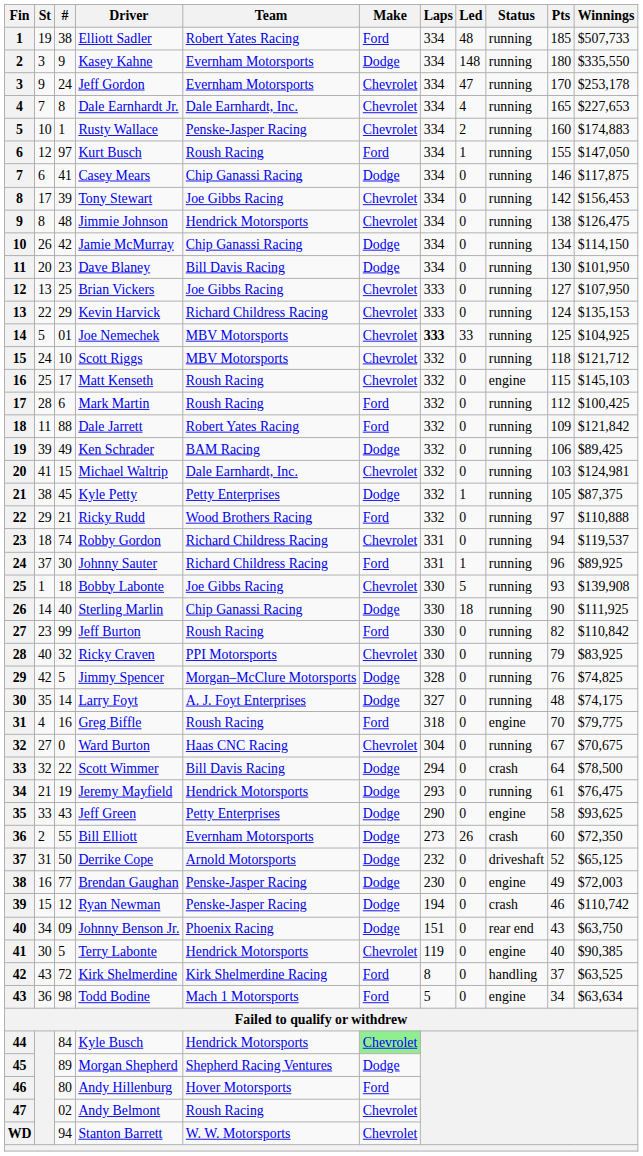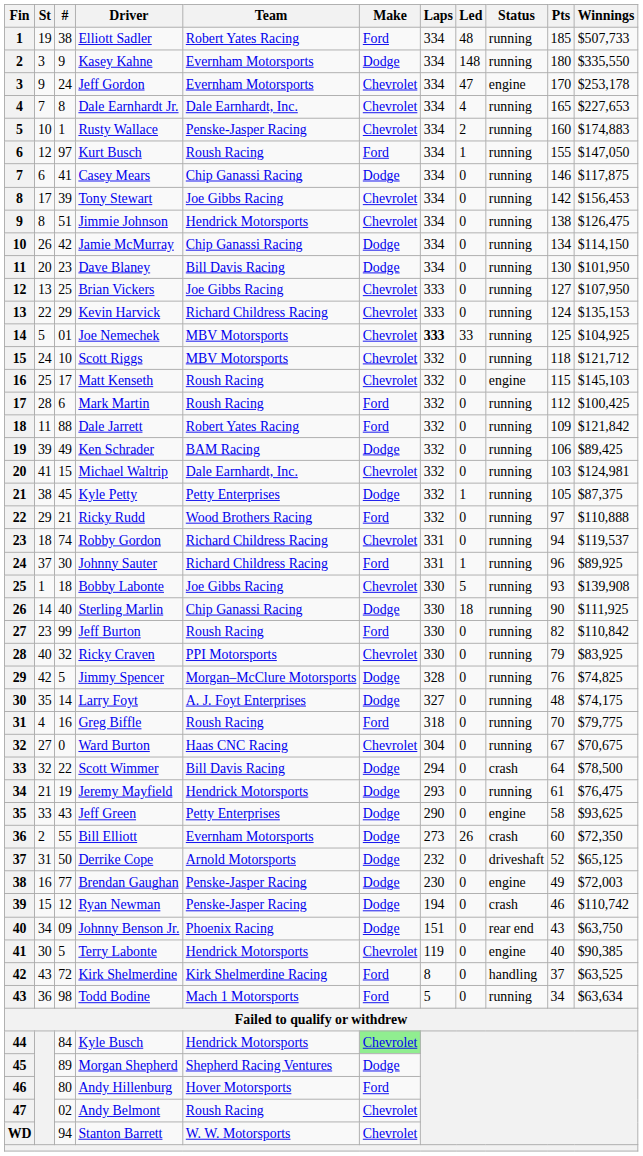(510, 84) running -> (507, 84) engine
(65, 221) 48 -> (65, 221) 51
(507, 723) engine -> (510, 723) running
(507, 996) engine -> (510, 996) running
